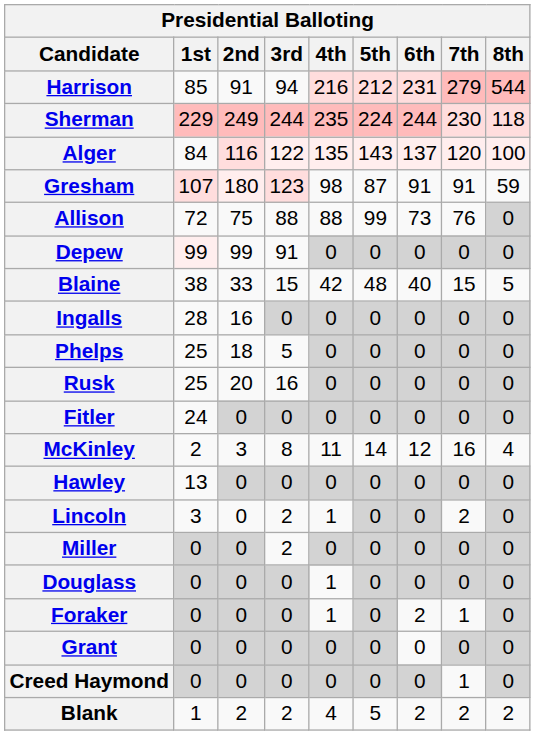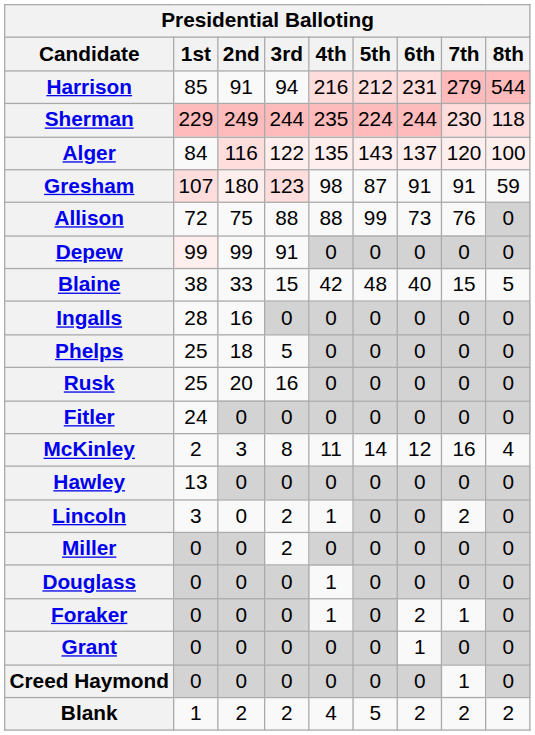(420, 647) 0 -> (420, 647) 1
